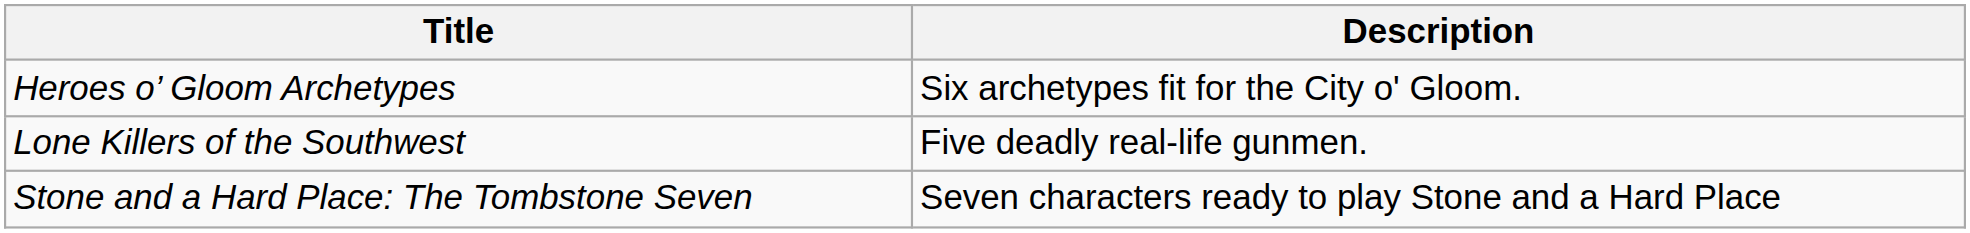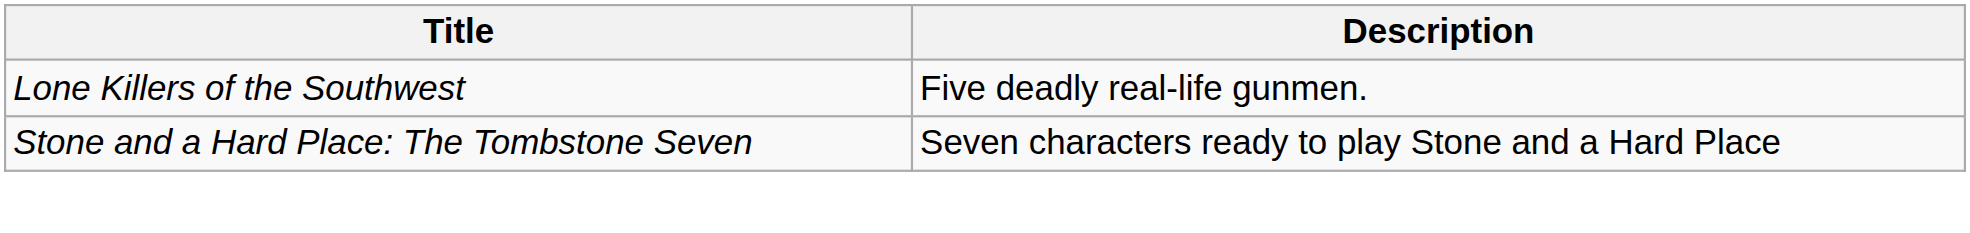- row: (234, 87)
